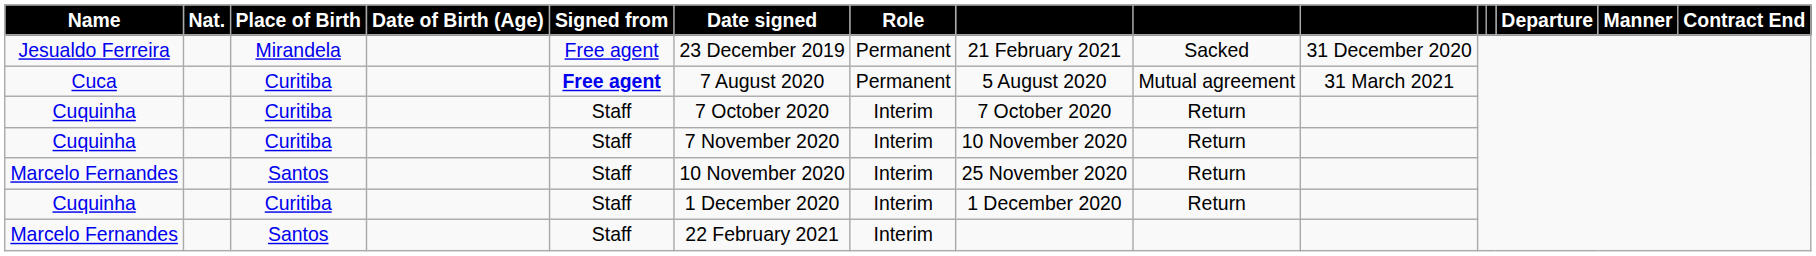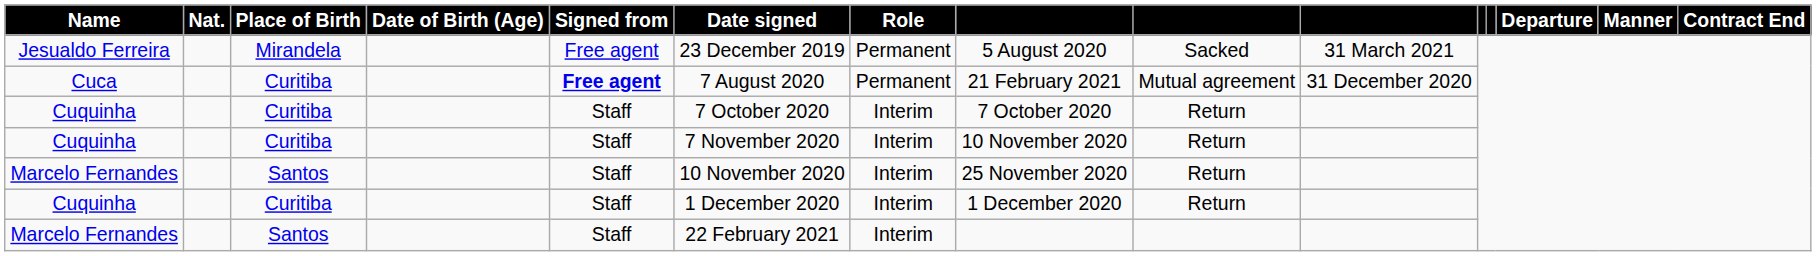(1044, 50) 21 February 2021 -> (1044, 50) 5 August 2020
(1389, 50) 31 December 2020 -> (1389, 50) 31 March 2021
(1044, 81) 5 August 2020 -> (1044, 81) 21 February 2021
(1389, 81) 31 March 2021 -> (1389, 81) 31 December 2020
